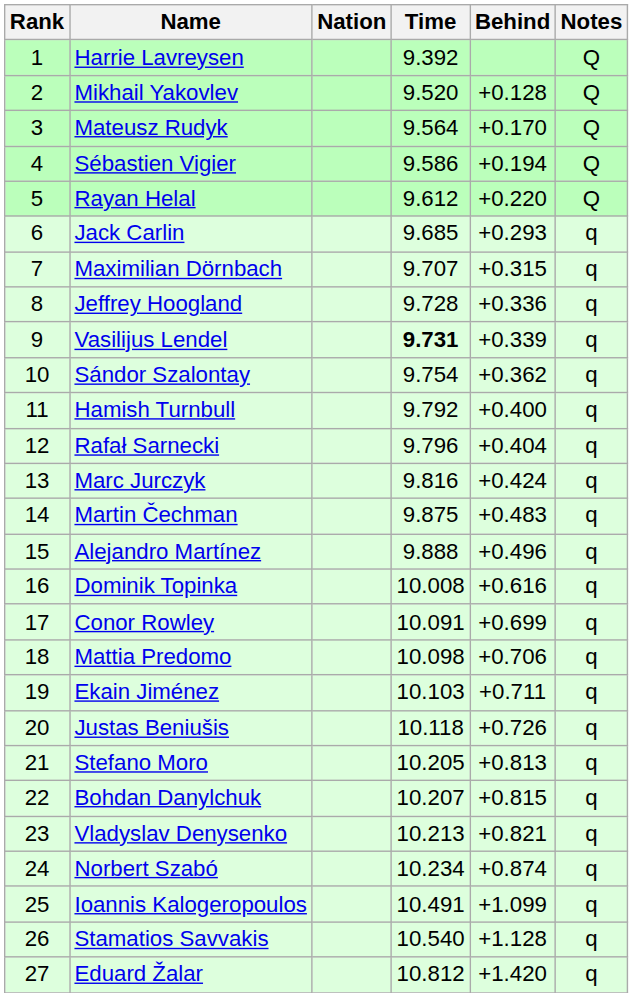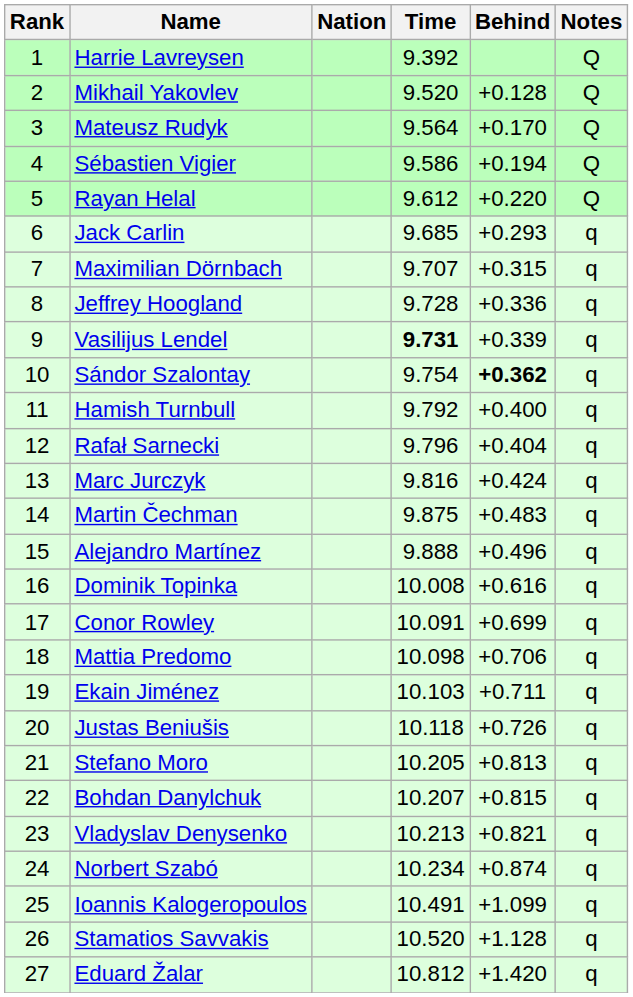(513, 374) normal -> (513, 374) bold
(431, 939) 10.540 -> (431, 939) 10.520
